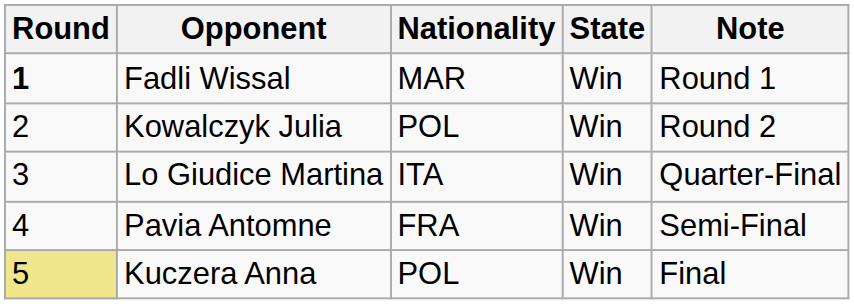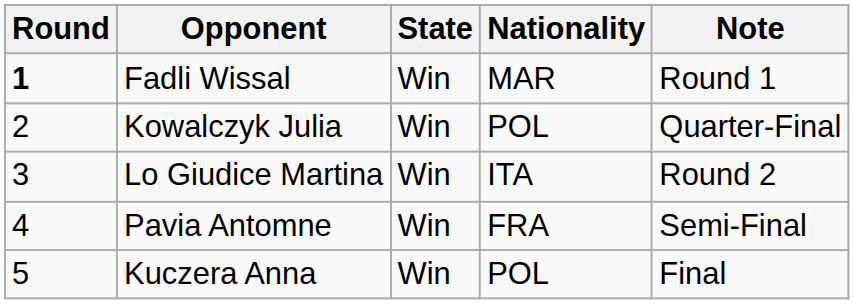columns swapped: (476, 28) <-> (607, 28)
(718, 126) Round 2 -> (750, 126) Quarter-Final
(750, 175) Quarter-Final -> (718, 175) Round 2
(21, 273) khaki background -> (21, 273) no background
